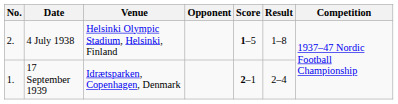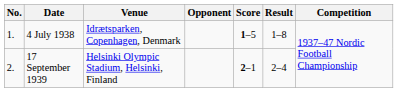(11, 40) 2. -> (11, 34) 1.
(124, 40) Helsinki Olympic Stadium, Helsinki, Finland -> (133, 34) Idrætsparken, Copenhagen, Denmark
(11, 79) 1. -> (11, 68) 2.
(133, 79) Idrætsparken, Copenhagen, Denmark -> (124, 68) Helsinki Olympic Stadium, Helsinki, Finland
